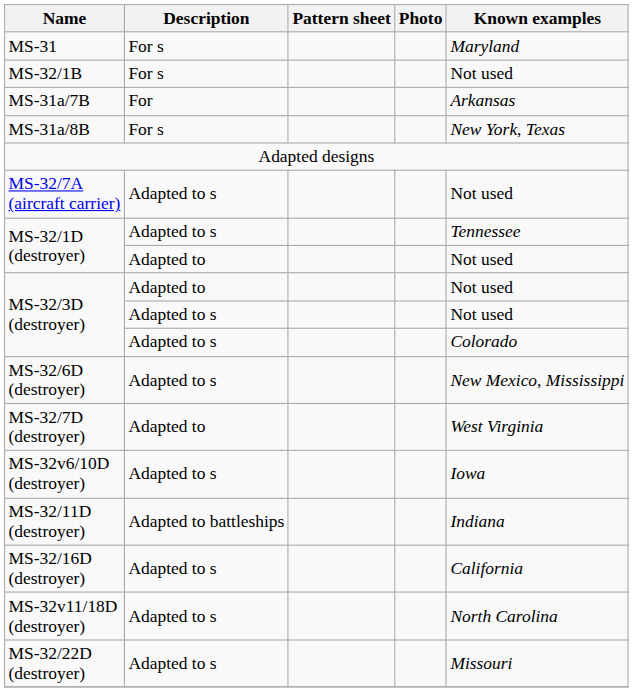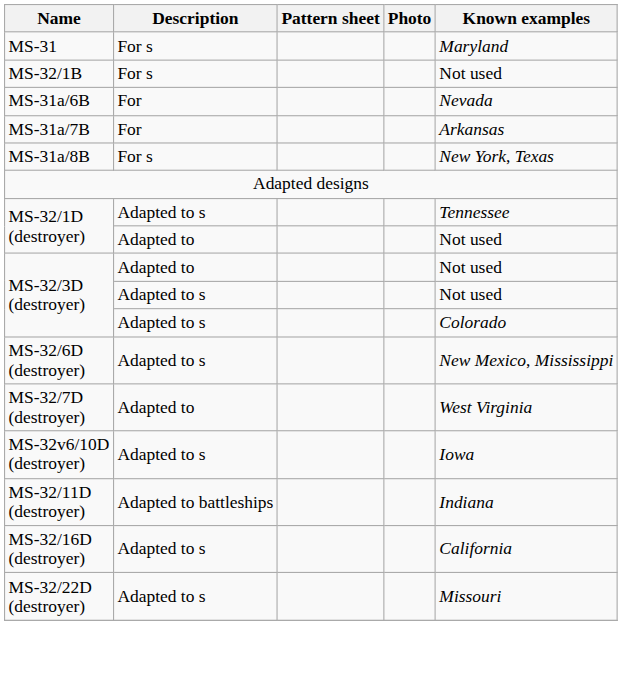+ row: (49, 101)
- row: (64, 194)
- row: (63, 616)
